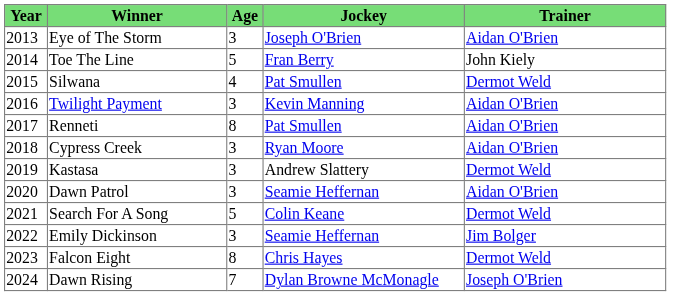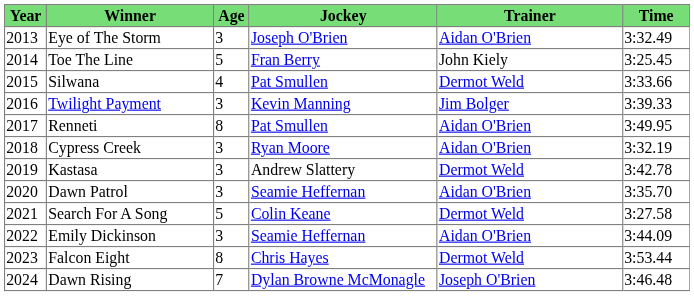+ column: (656, 15)
(512, 103) Aidan O'Brien -> (474, 103) Jim Bolger
(501, 235) Jim Bolger -> (485, 235) Aidan O'Brien
